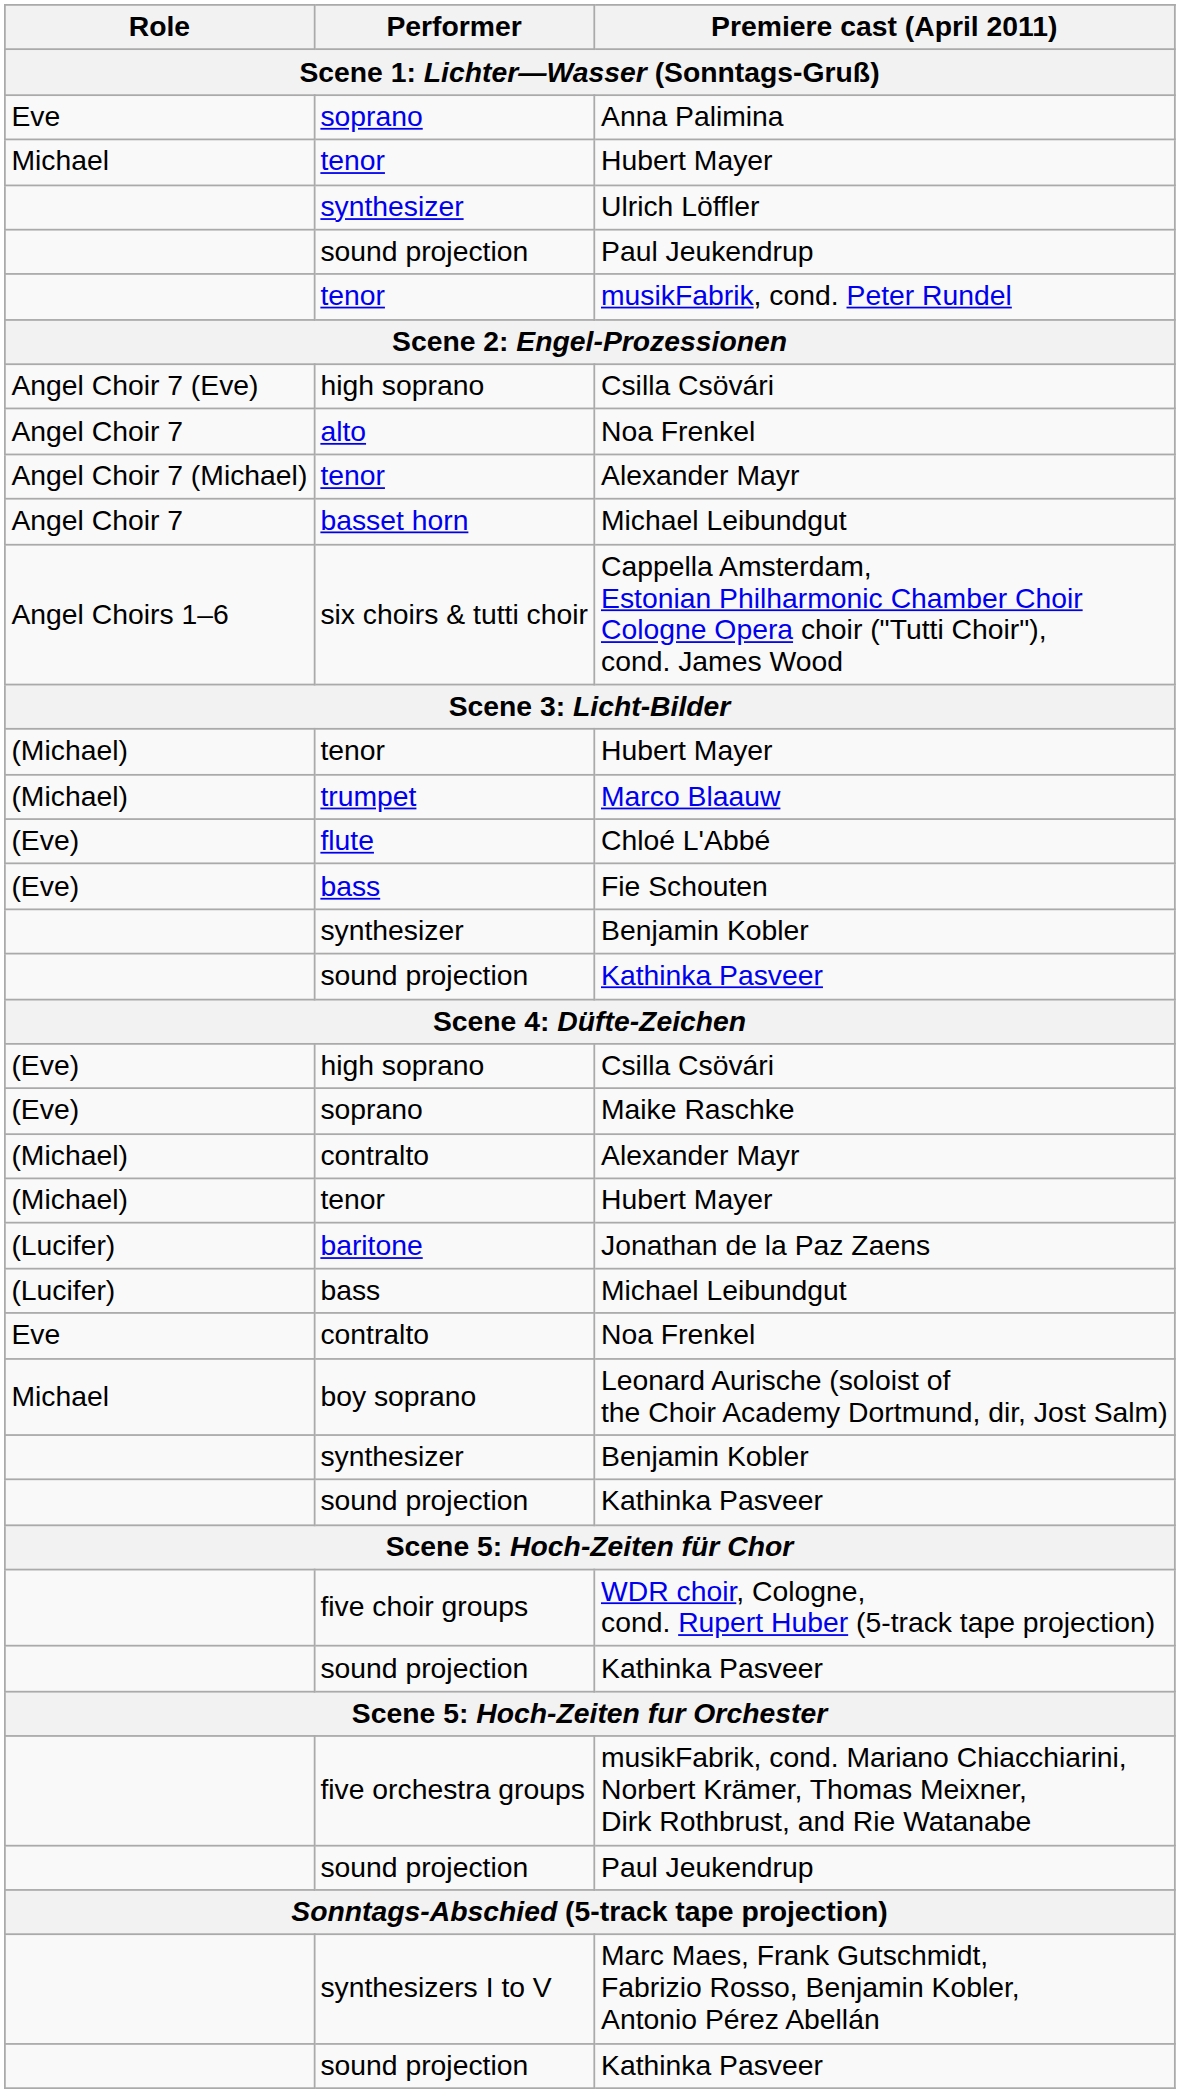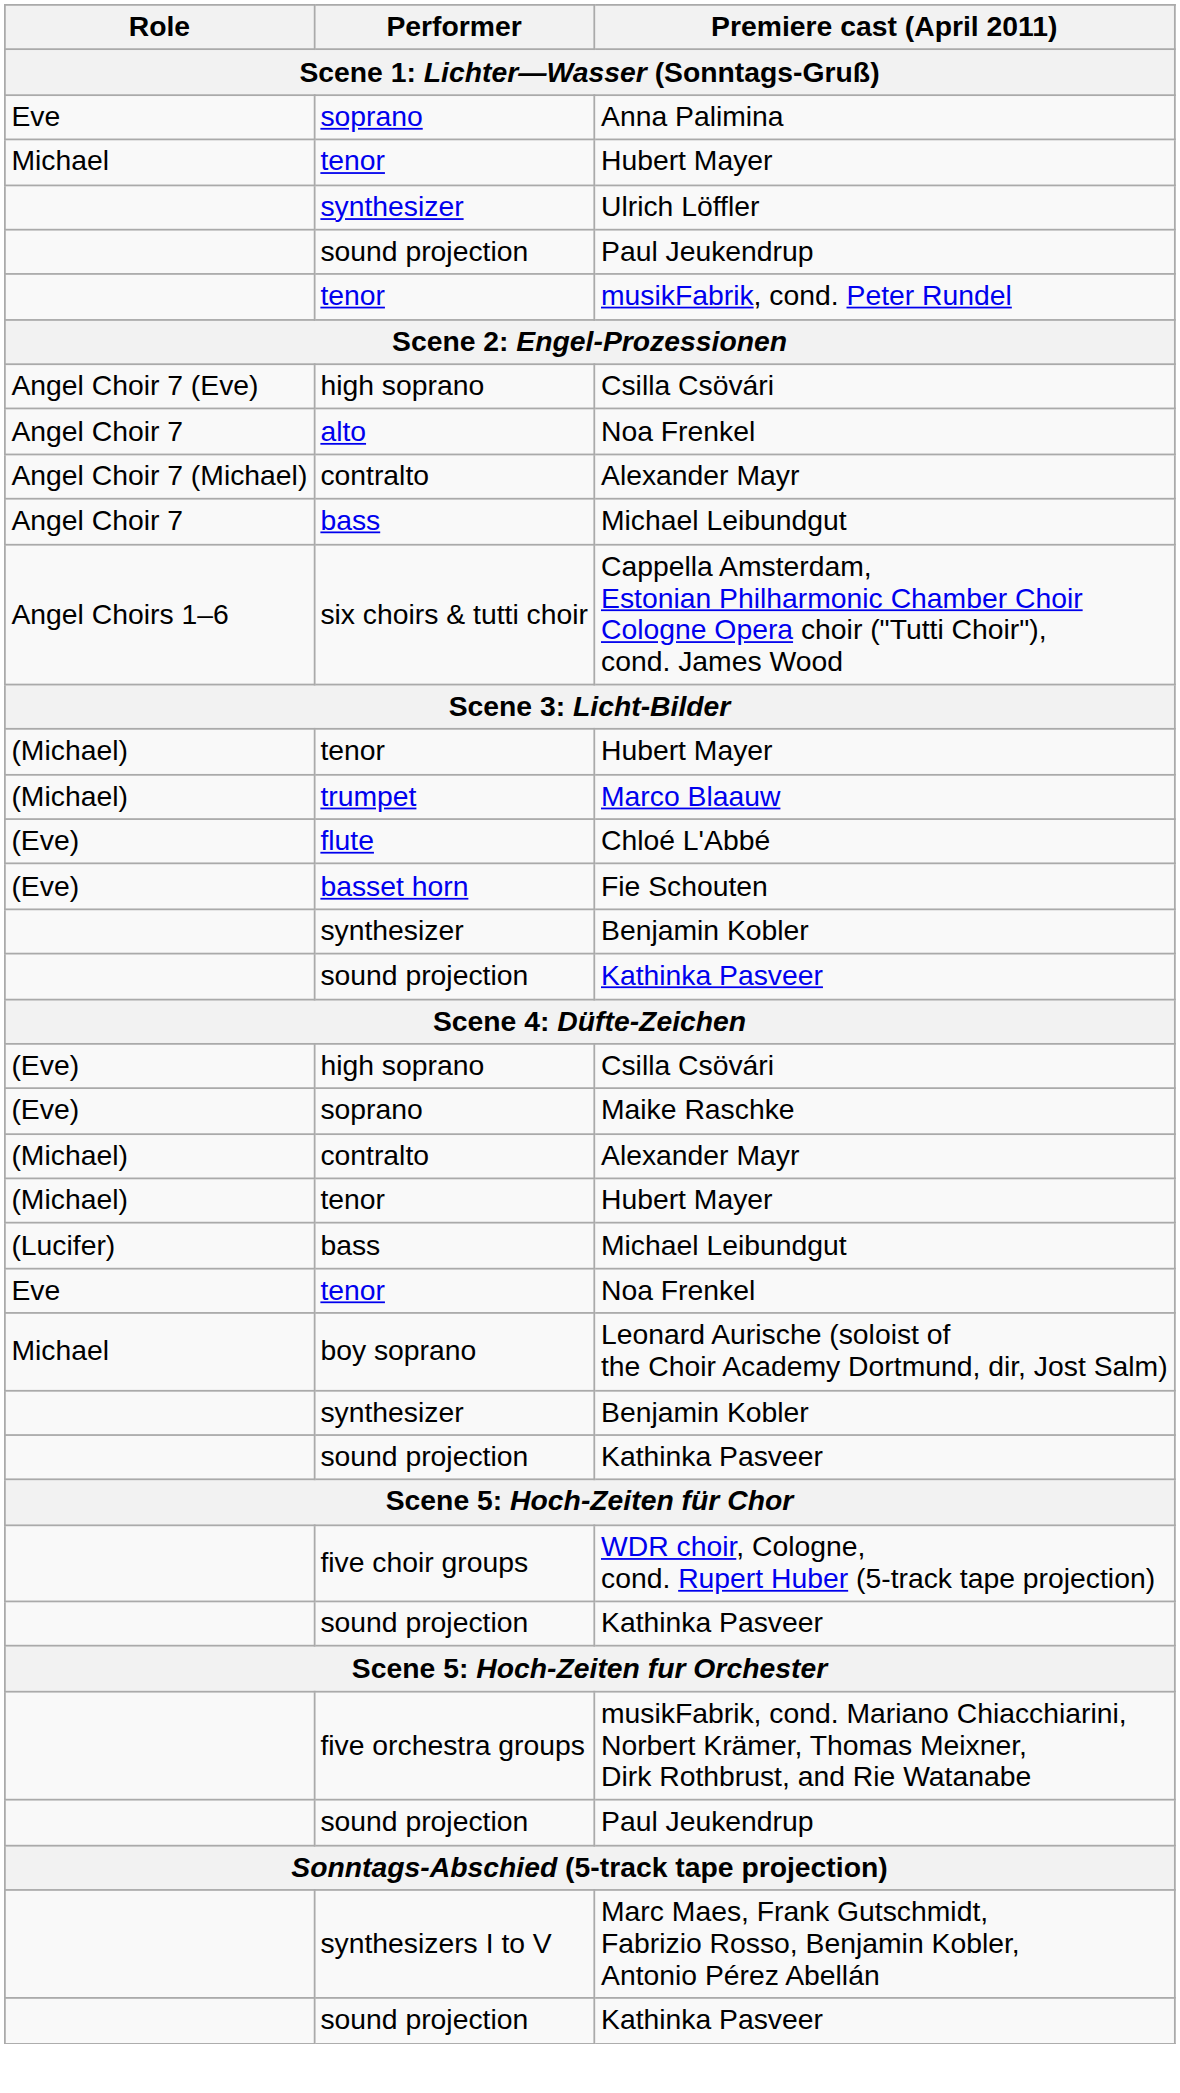(353, 476) tenor -> (375, 476) contralto
(394, 521) basset horn -> (350, 521) bass
(350, 886) bass -> (394, 886) basset horn
- row: (63, 1245)
(375, 1335) contralto -> (353, 1290) tenor
